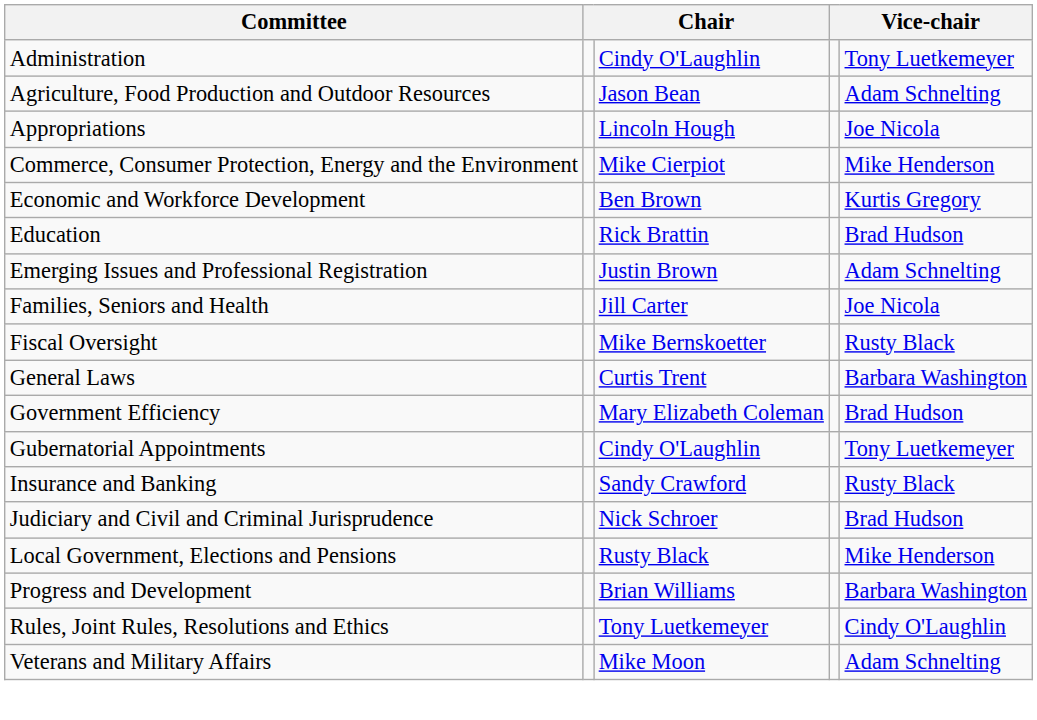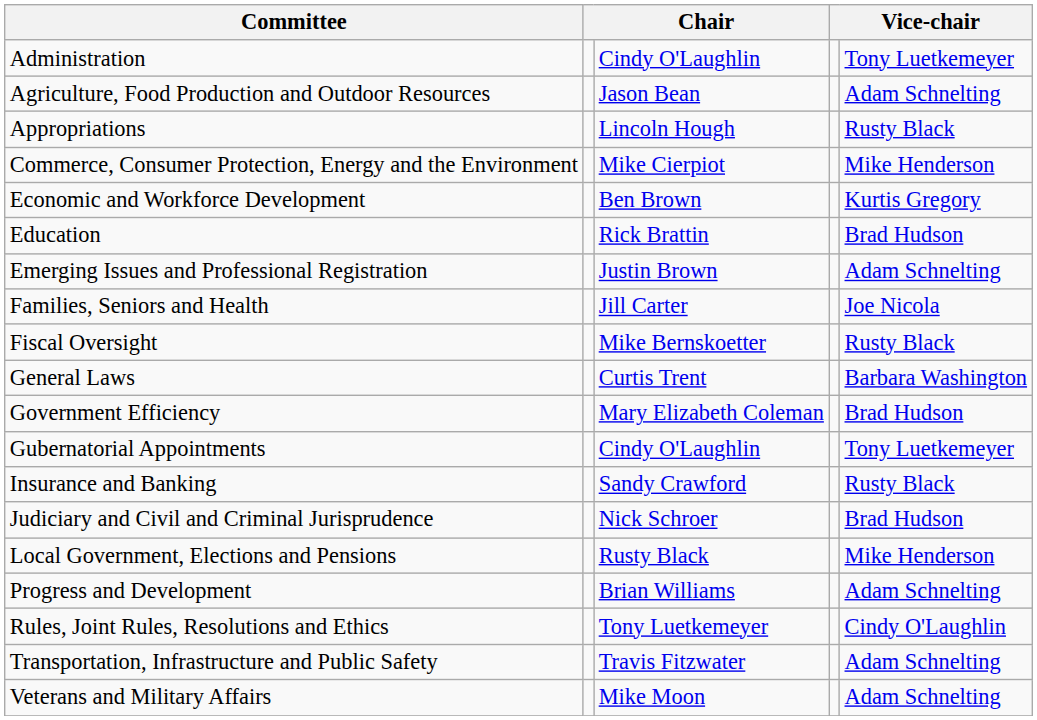(892, 128) Joe Nicola -> (900, 128) Rusty Black
(936, 590) Barbara Washington -> (923, 590) Adam Schnelting
+ row: (224, 661)
